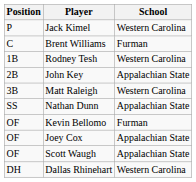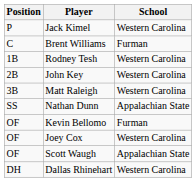(153, 75) Appalachian State -> (151, 75) Western Carolina
(153, 138) Appalachian State -> (151, 138) Western Carolina
